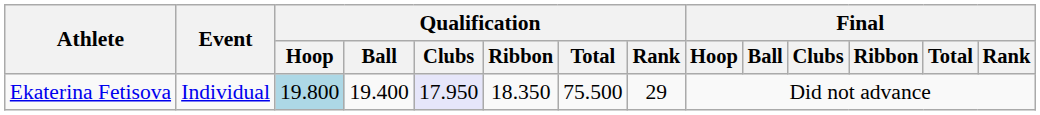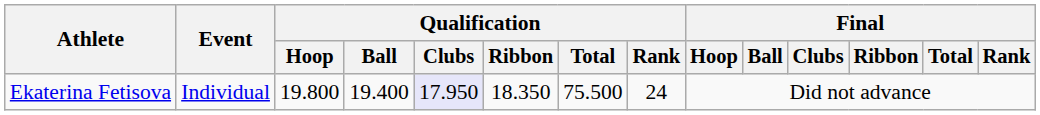(310, 92) lightblue background -> (310, 92) no background
(656, 92) 29 -> (656, 92) 24
